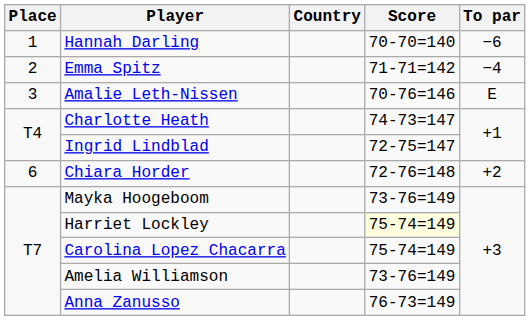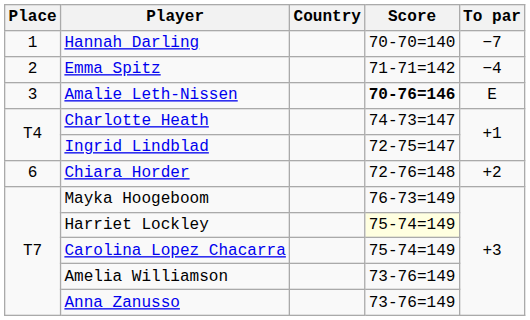(492, 44) −6 -> (492, 44) −7
(412, 96) normal -> (412, 96) bold
(412, 199) 73-76=149 -> (412, 199) 76-73=149
(412, 303) 76-73=149 -> (412, 303) 73-76=149
